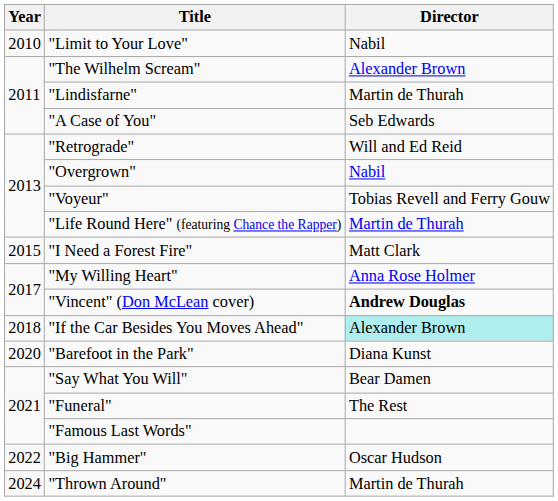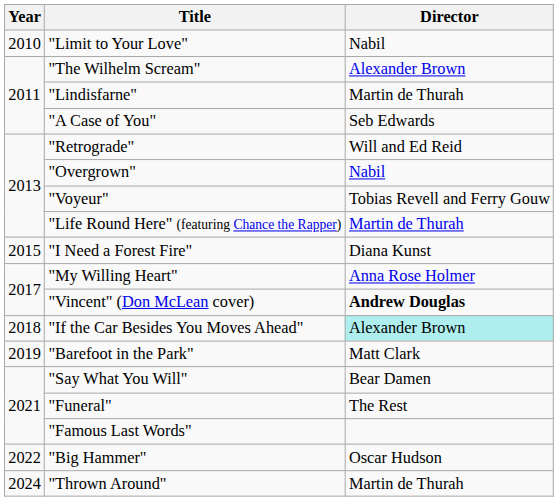(384, 250) Matt Clark -> (390, 250) Diana Kunst
(25, 353) 2020 -> (25, 353) 2019
(390, 353) Diana Kunst -> (384, 353) Matt Clark
